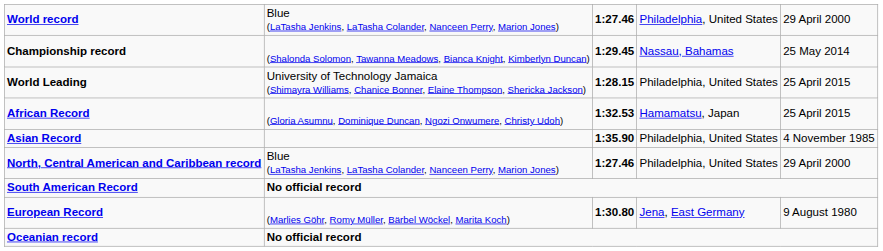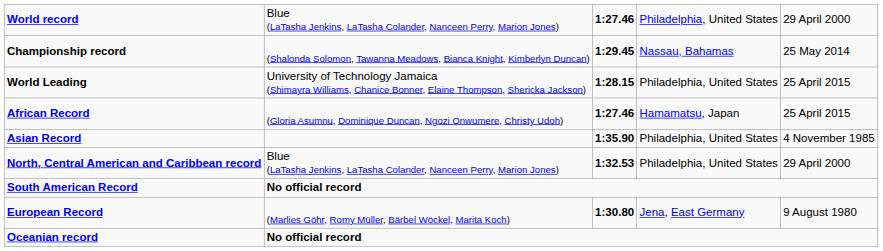(615, 113) 1:32.53 -> (615, 113) 1:27.46
(615, 163) 1:27.46 -> (615, 163) 1:32.53
